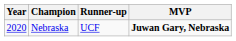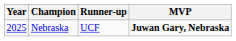(17, 28) 2020 -> (17, 28) 2025
